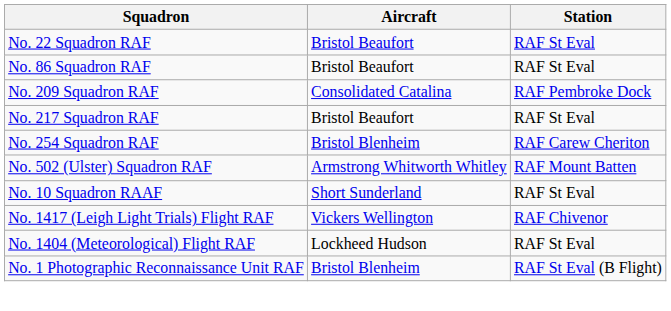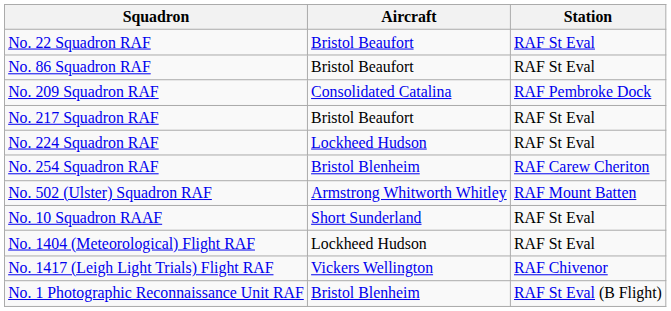+ row: (83, 142)
rows swapped: (132, 243) <-> (141, 218)
